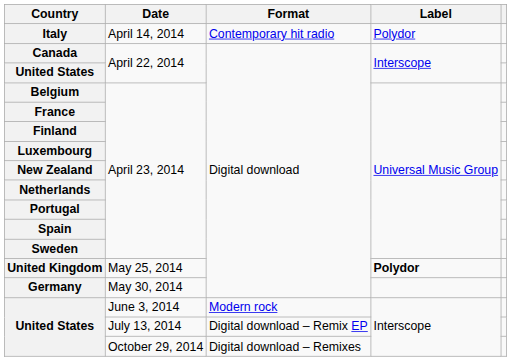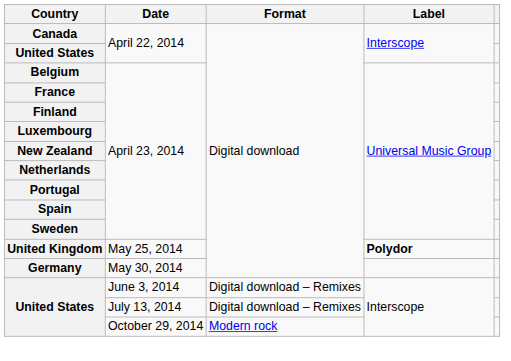- row: (55, 33)
(243, 307) Modern rock -> (285, 287) Digital download – Remixes
(288, 326) Digital download – Remix EP -> (285, 307) Digital download – Remixes
(285, 346) Digital download – Remixes -> (243, 326) Modern rock
